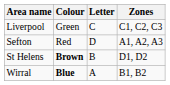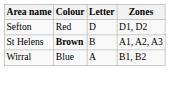- row: (25, 27)
(141, 42) A1, A2, A3 -> (133, 27) D1, D2
(133, 57) D1, D2 -> (141, 42) A1, A2, A3
(65, 73) bold -> (65, 57) normal
